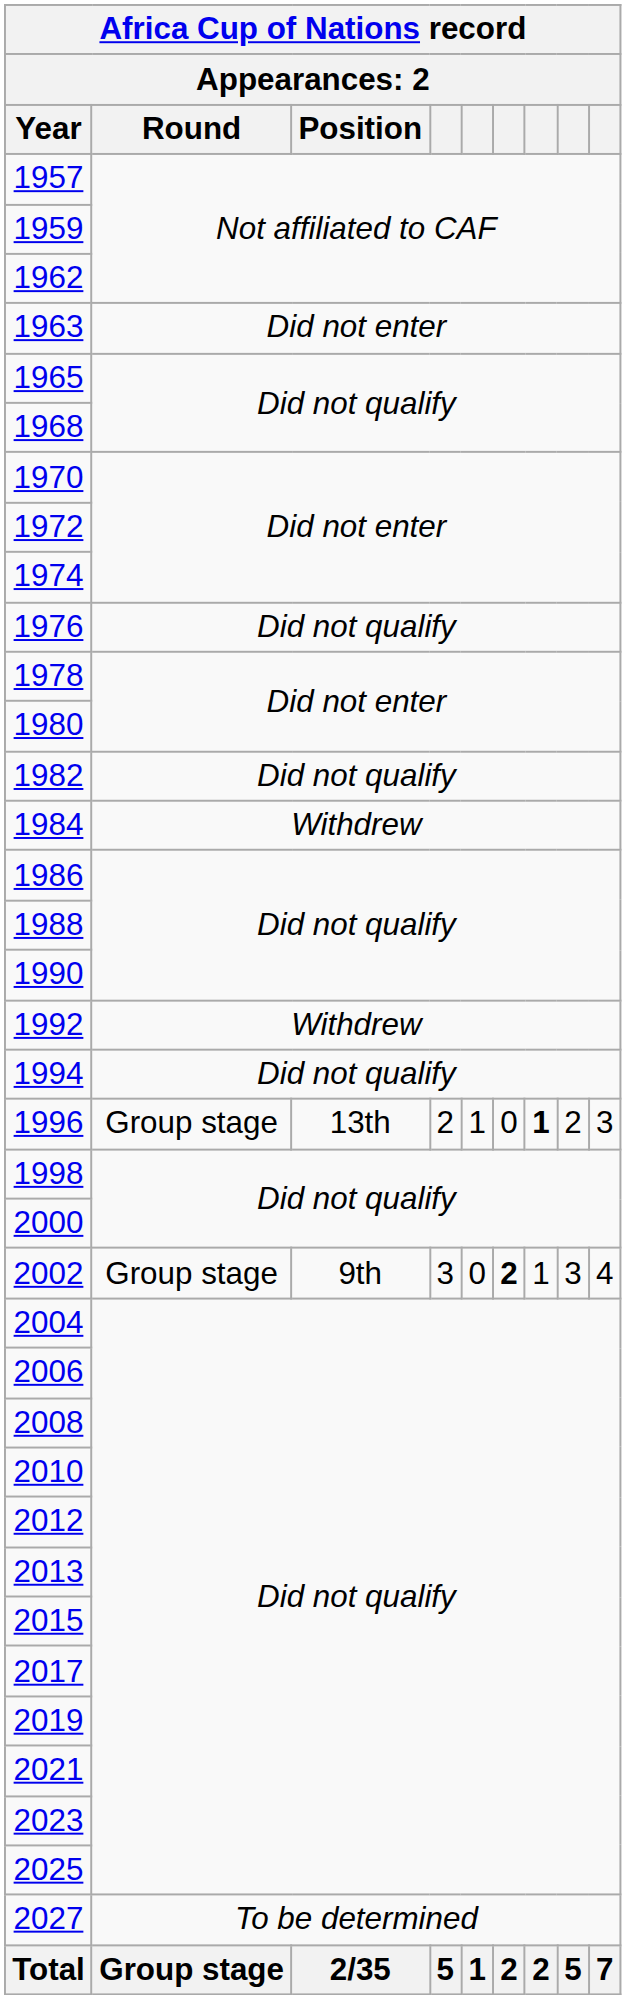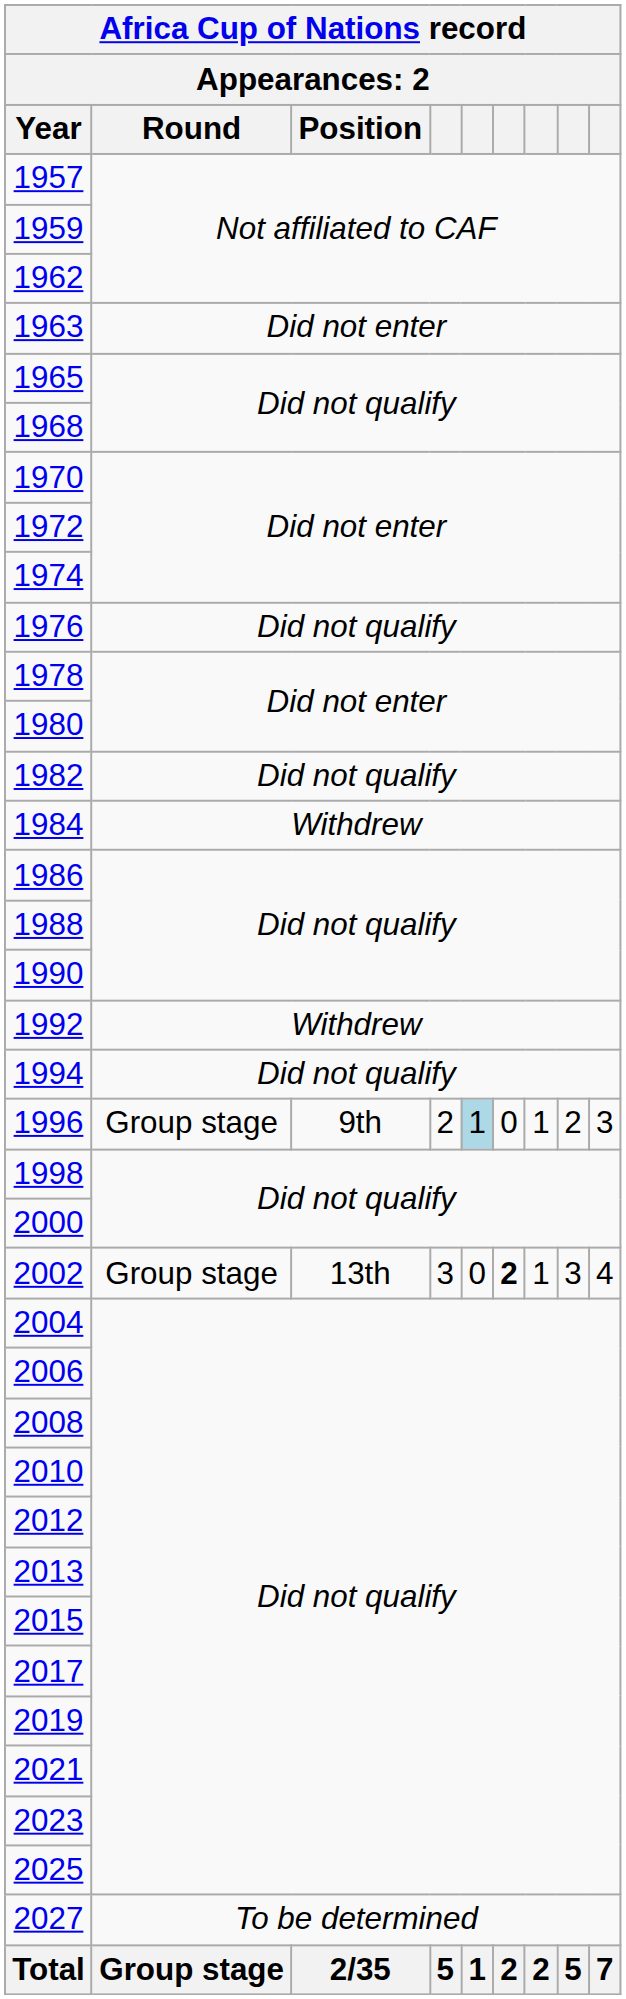(360, 1123) 13th -> (360, 1123) 9th
(477, 1123) no background -> (477, 1123) lightblue background
(541, 1123) bold -> (541, 1123) normal
(360, 1272) 9th -> (360, 1272) 13th
